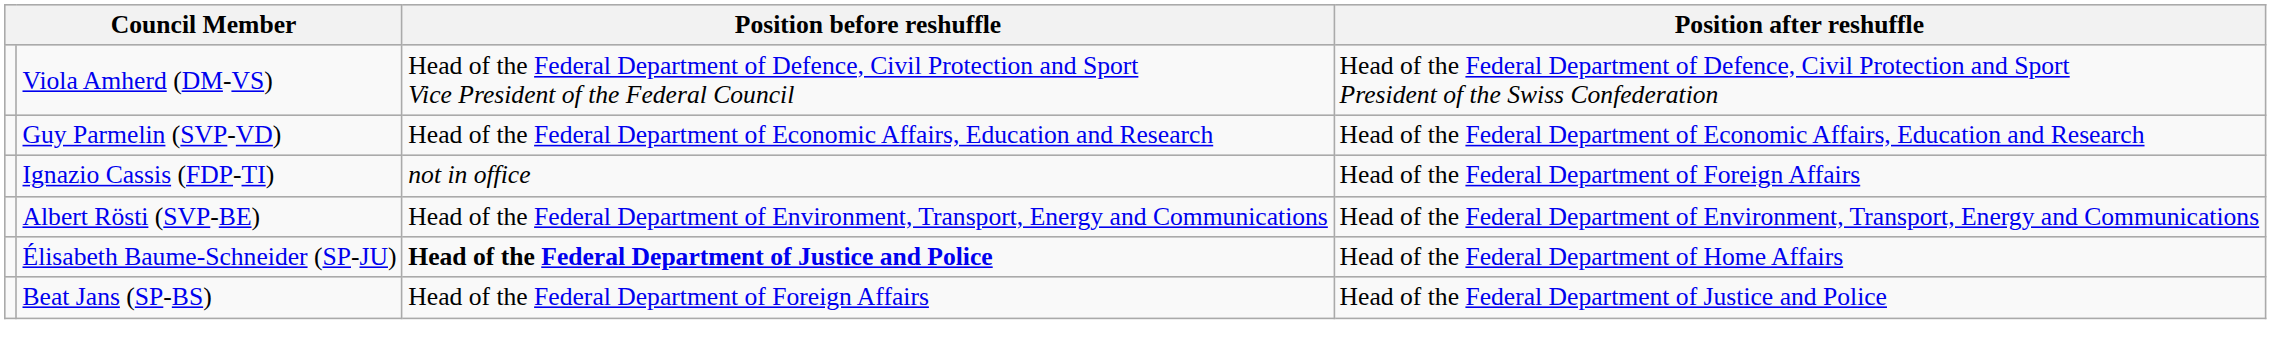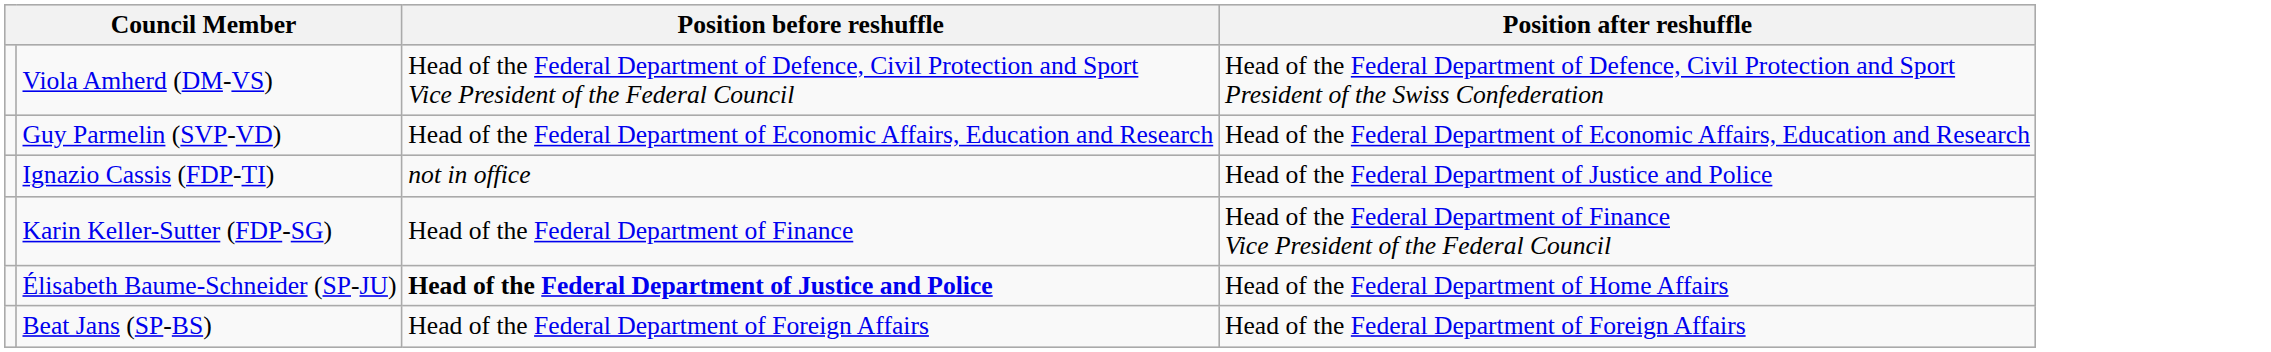(1600, 175) Head of the Federal Department of Foreign Affairs -> (1499, 175) Head of the Federal Department of Justice and Police
+ row: (177, 230)
- row: (141, 216)
(1613, 297) Head of the Federal Department of Justice and Police -> (1485, 326) Head of the Federal Department of Foreign Affairs
